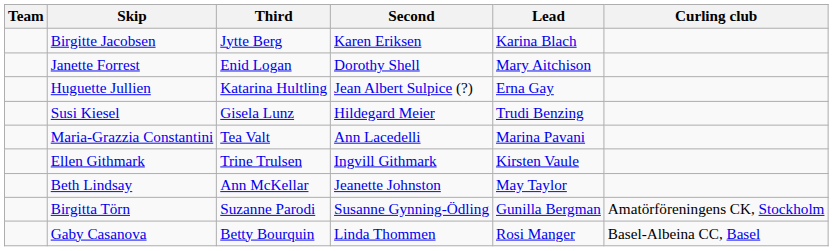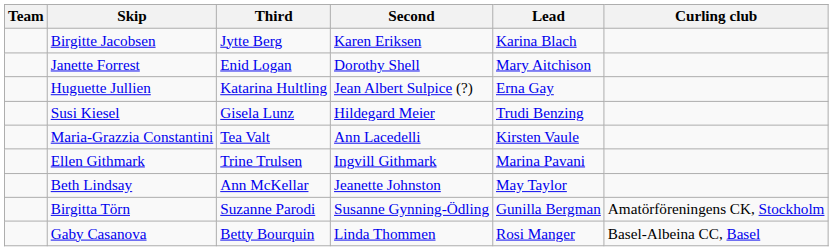(541, 137) Marina Pavani -> (537, 137) Kirsten Vaule
(537, 161) Kirsten Vaule -> (541, 161) Marina Pavani
